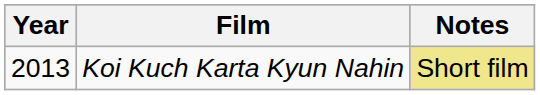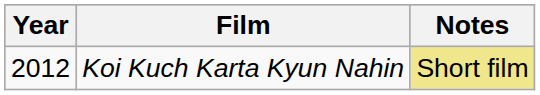(40, 67) 2013 -> (40, 67) 2012
